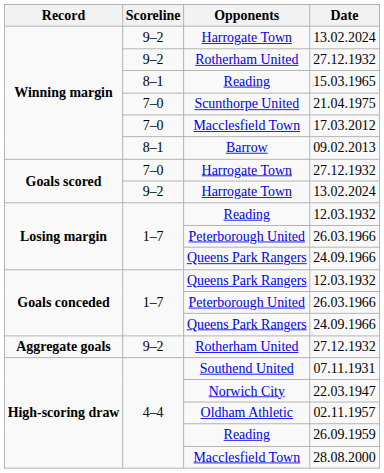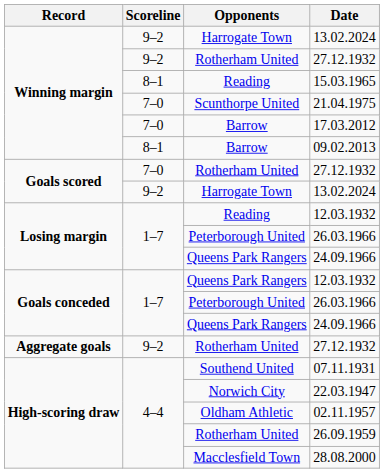(247, 125) Macclesfield Town -> (247, 125) Barrow
(247, 170) Harrogate Town -> (247, 170) Rotherham United
(247, 434) Reading -> (247, 434) Rotherham United
